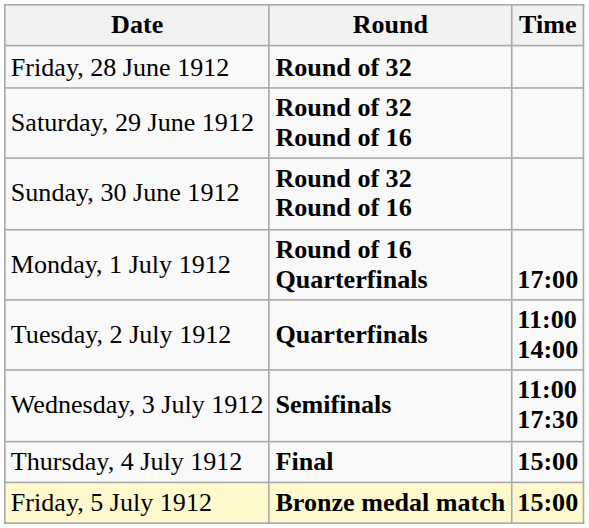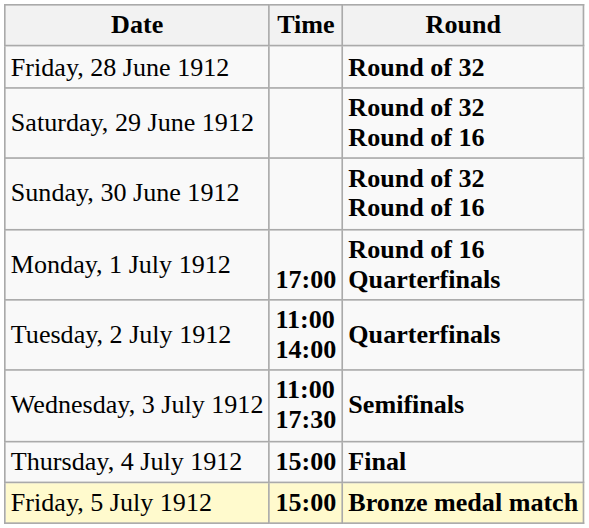columns swapped: (548, 25) <-> (390, 25)
